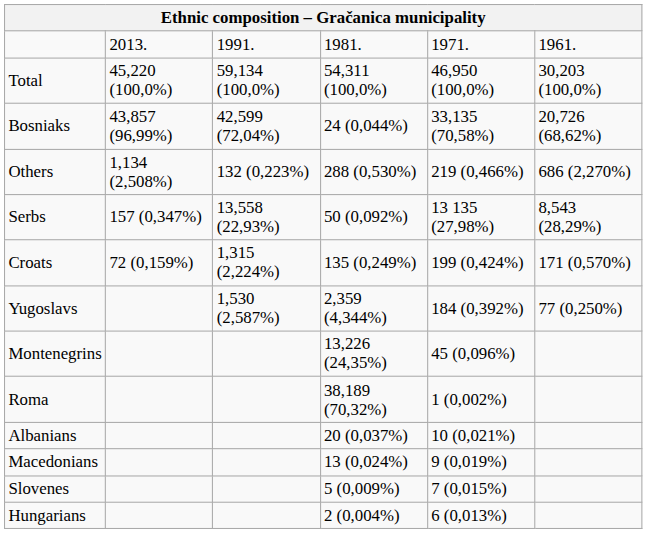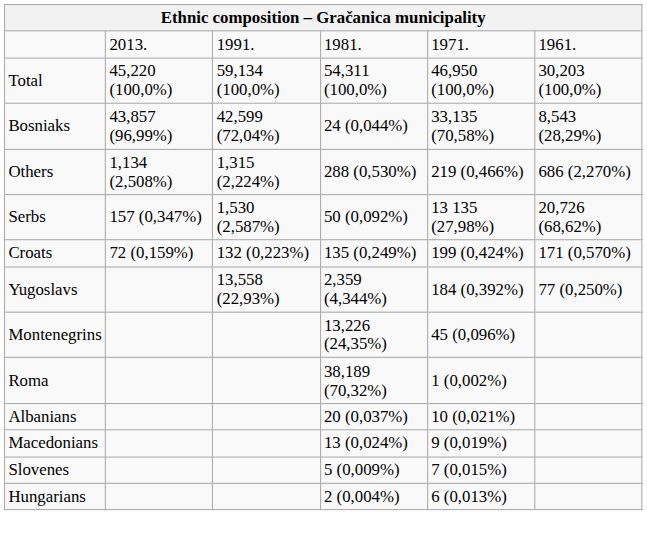(570, 126) 20,726 (68,62%) -> (570, 126) 8,543 (28,29%)
(263, 171) 132 (0,223%) -> (248, 171) 1,315 (2,224%)
(248, 217) 13,558 (22,93%) -> (248, 217) 1,530 (2,587%)
(570, 217) 8,543 (28,29%) -> (570, 217) 20,726 (68,62%)
(248, 262) 1,315 (2,224%) -> (263, 253) 132 (0,223%)
(248, 308) 1,530 (2,587%) -> (248, 289) 13,558 (22,93%)
